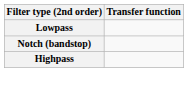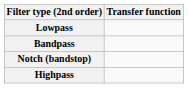+ row: (54, 43)
